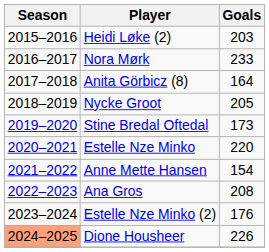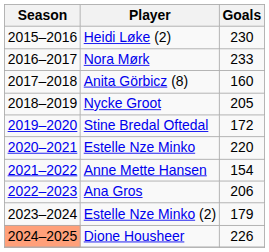(242, 37) 203 -> (242, 37) 230
(242, 81) 164 -> (242, 81) 160
(242, 125) 173 -> (242, 125) 172
(242, 192) 208 -> (242, 192) 206
(242, 214) 176 -> (242, 214) 179
